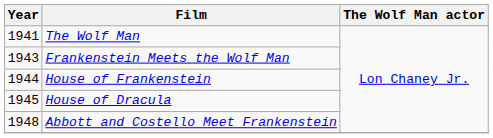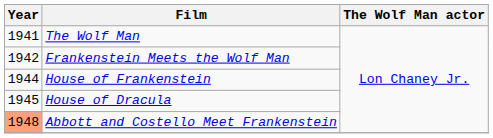(23, 58) 1943 -> (23, 58) 1942
(23, 122) no background -> (23, 122) lightsalmon background
